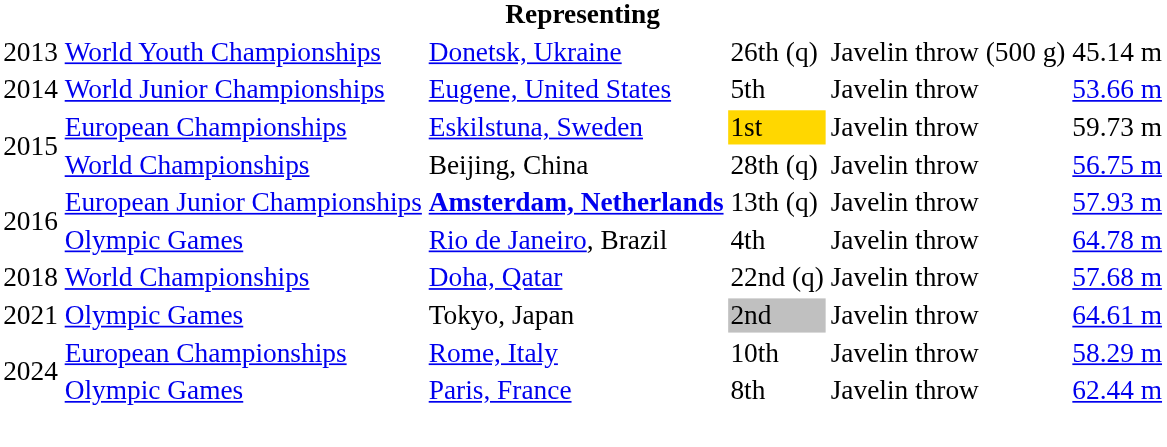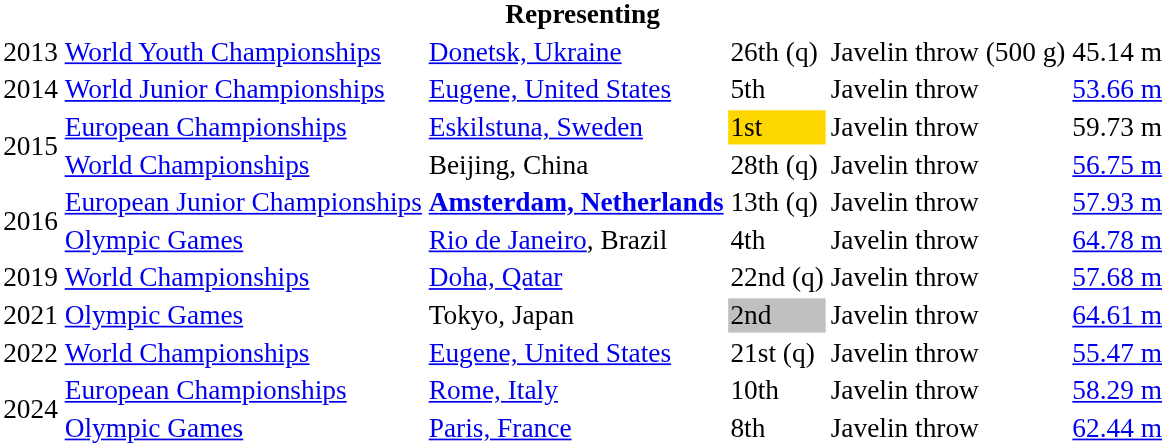(30, 277) 2018 -> (30, 277) 2019
+ row: (773, 352)
